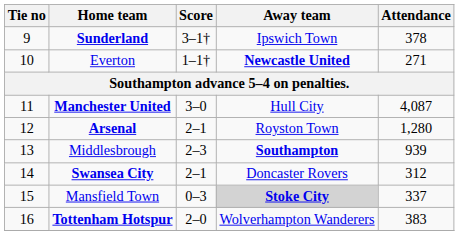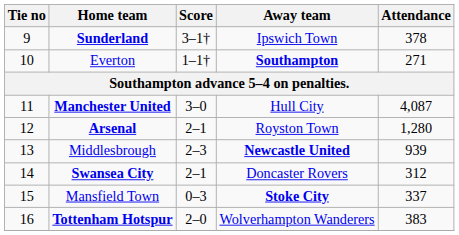(297, 60) Newcastle United -> (297, 60) Southampton
(297, 151) Southampton -> (297, 151) Newcastle United
(297, 196) lightgrey background -> (297, 196) no background
